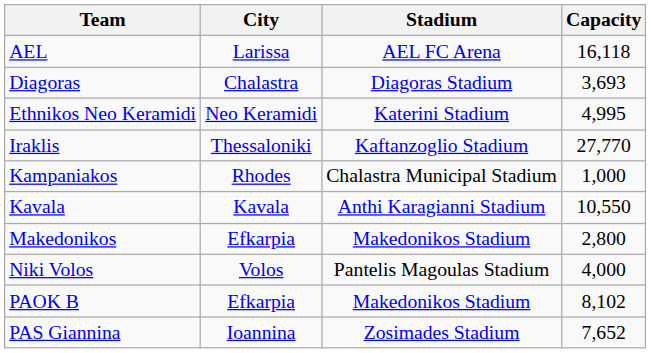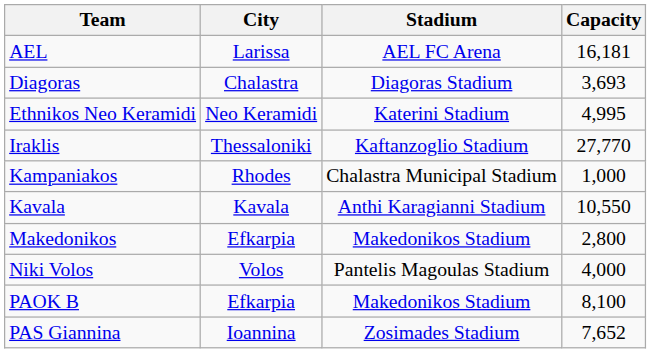(604, 51) 16,118 -> (604, 51) 16,181
(604, 301) 8,102 -> (604, 301) 8,100
